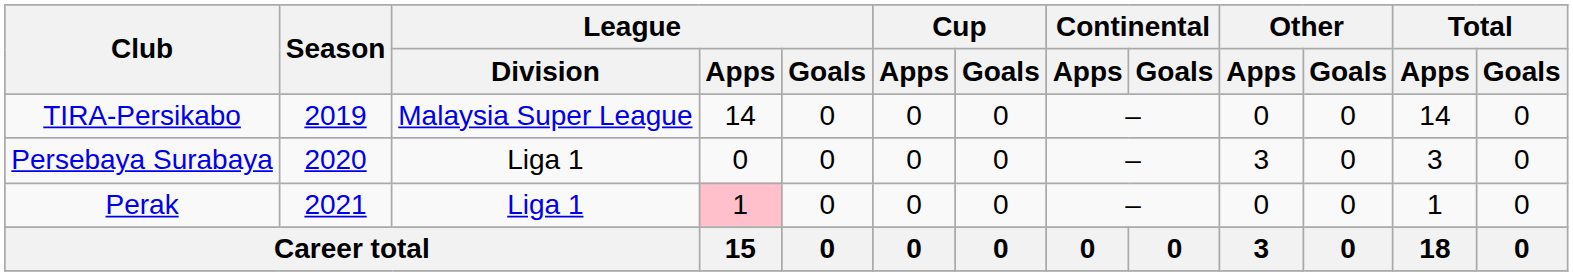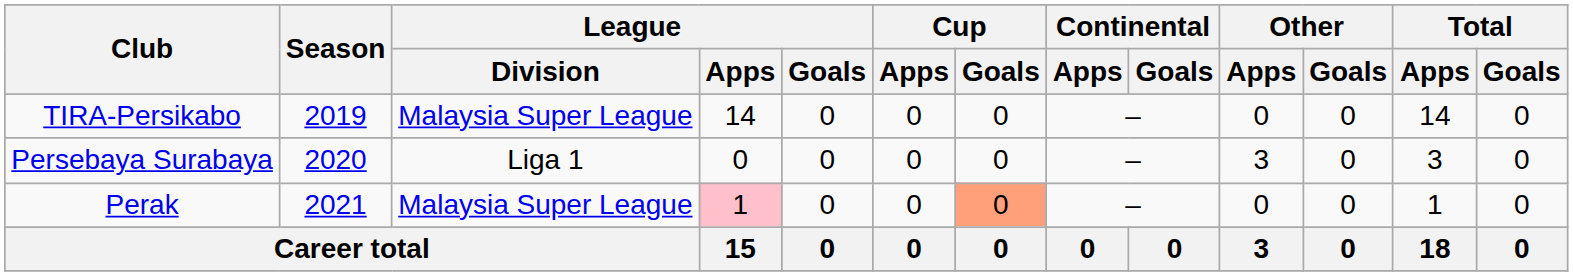(545, 204) Liga 1 -> (545, 204) Malaysia Super League
(1001, 204) no background -> (1001, 204) lightsalmon background
